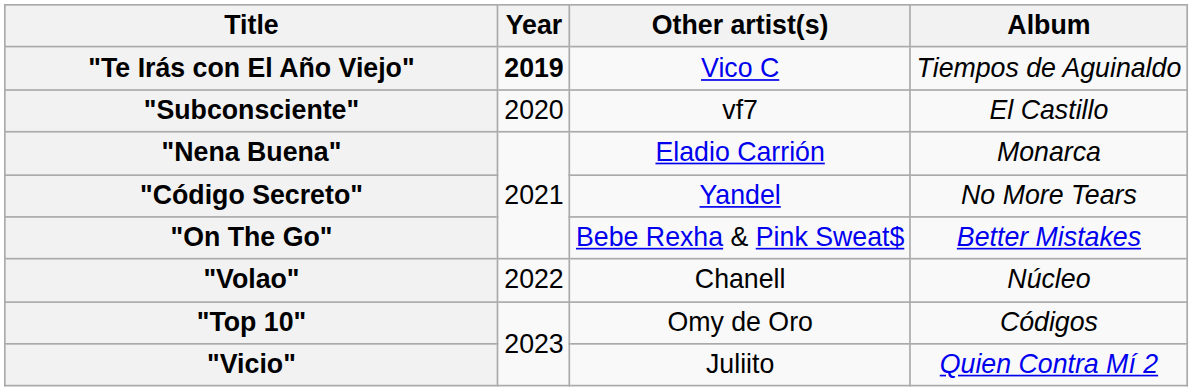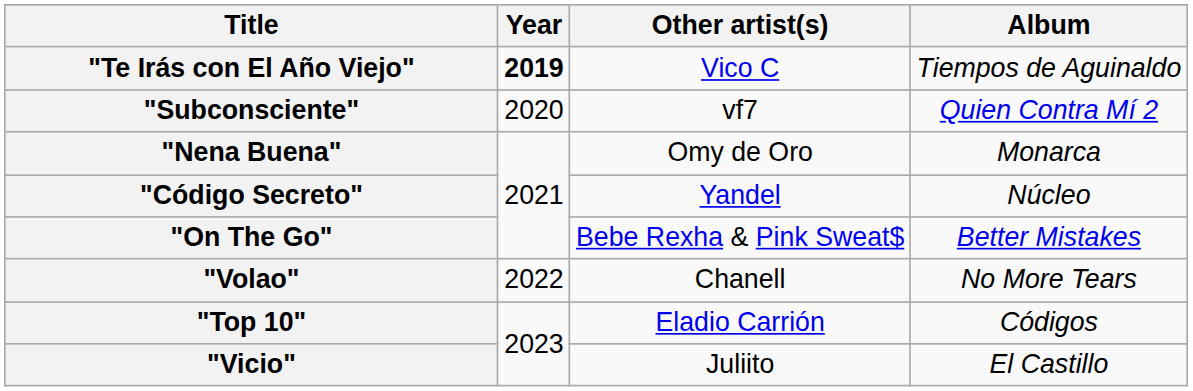(1049, 110) El Castillo -> (1049, 110) Quien Contra Mí 2
(740, 152) Eladio Carrión -> (740, 152) Omy de Oro
(1049, 195) No More Tears -> (1049, 195) Núcleo
(1049, 279) Núcleo -> (1049, 279) No More Tears
(740, 322) Omy de Oro -> (740, 322) Eladio Carrión
(1049, 364) Quien Contra Mí 2 -> (1049, 364) El Castillo
